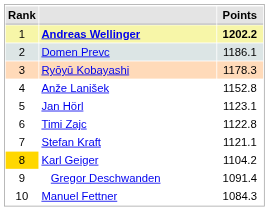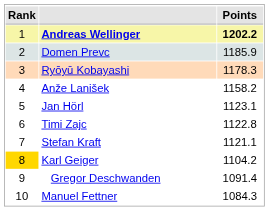(240, 52) 1186.1 -> (240, 52) 1185.9
(240, 88) 1152.8 -> (240, 88) 1158.2
